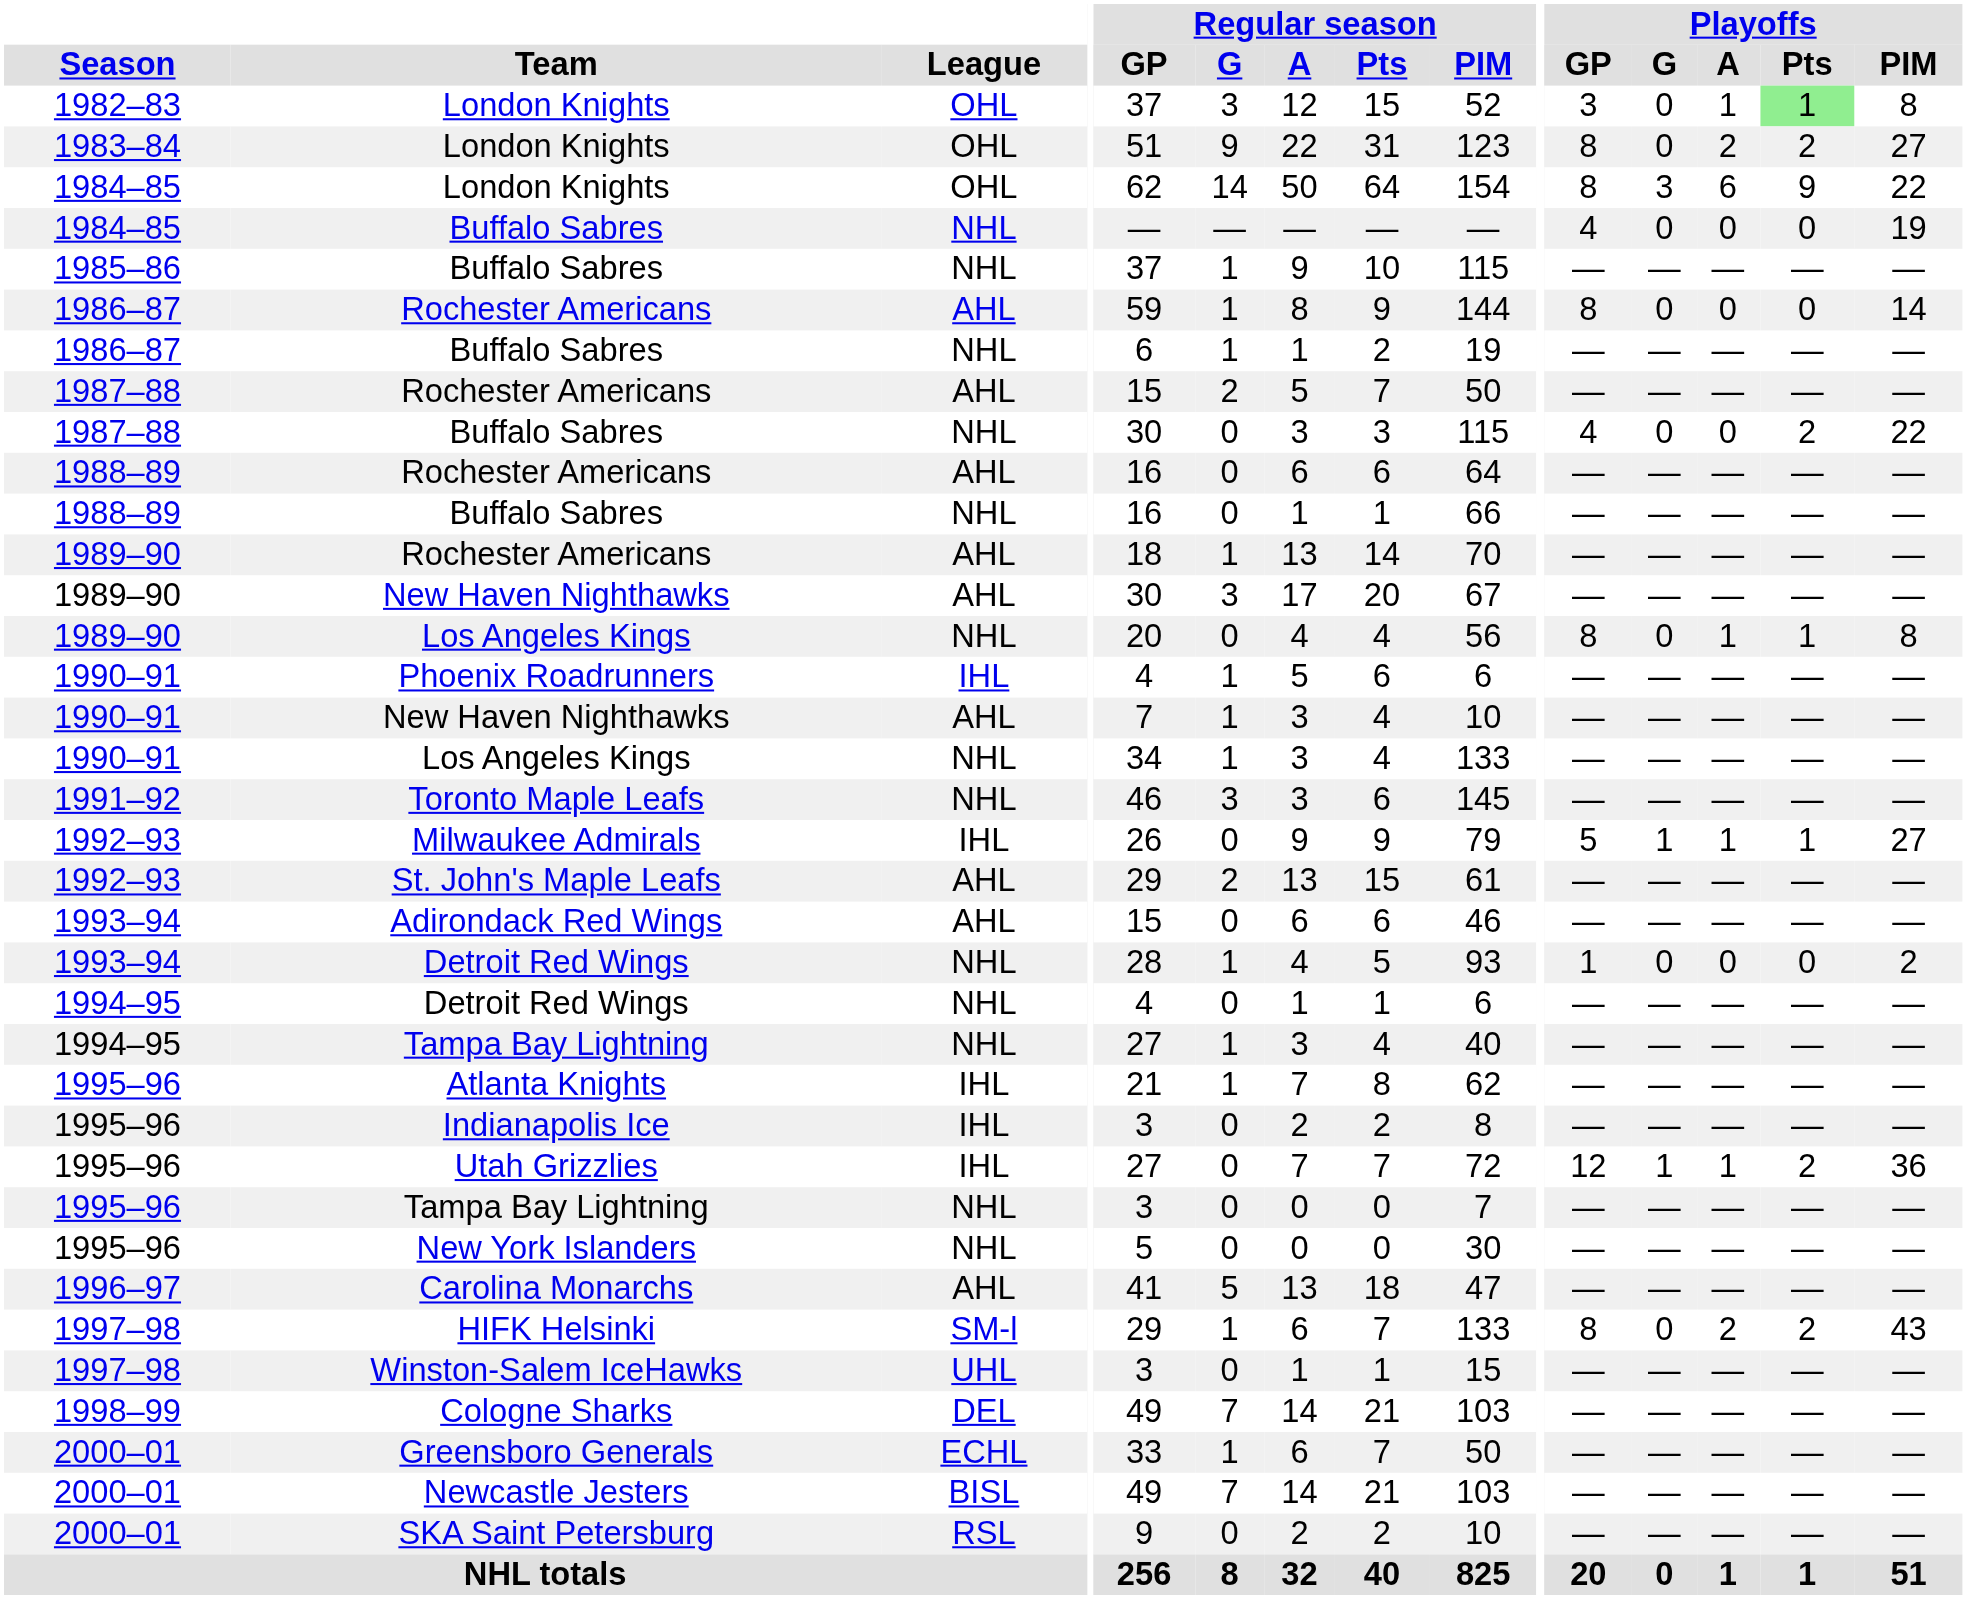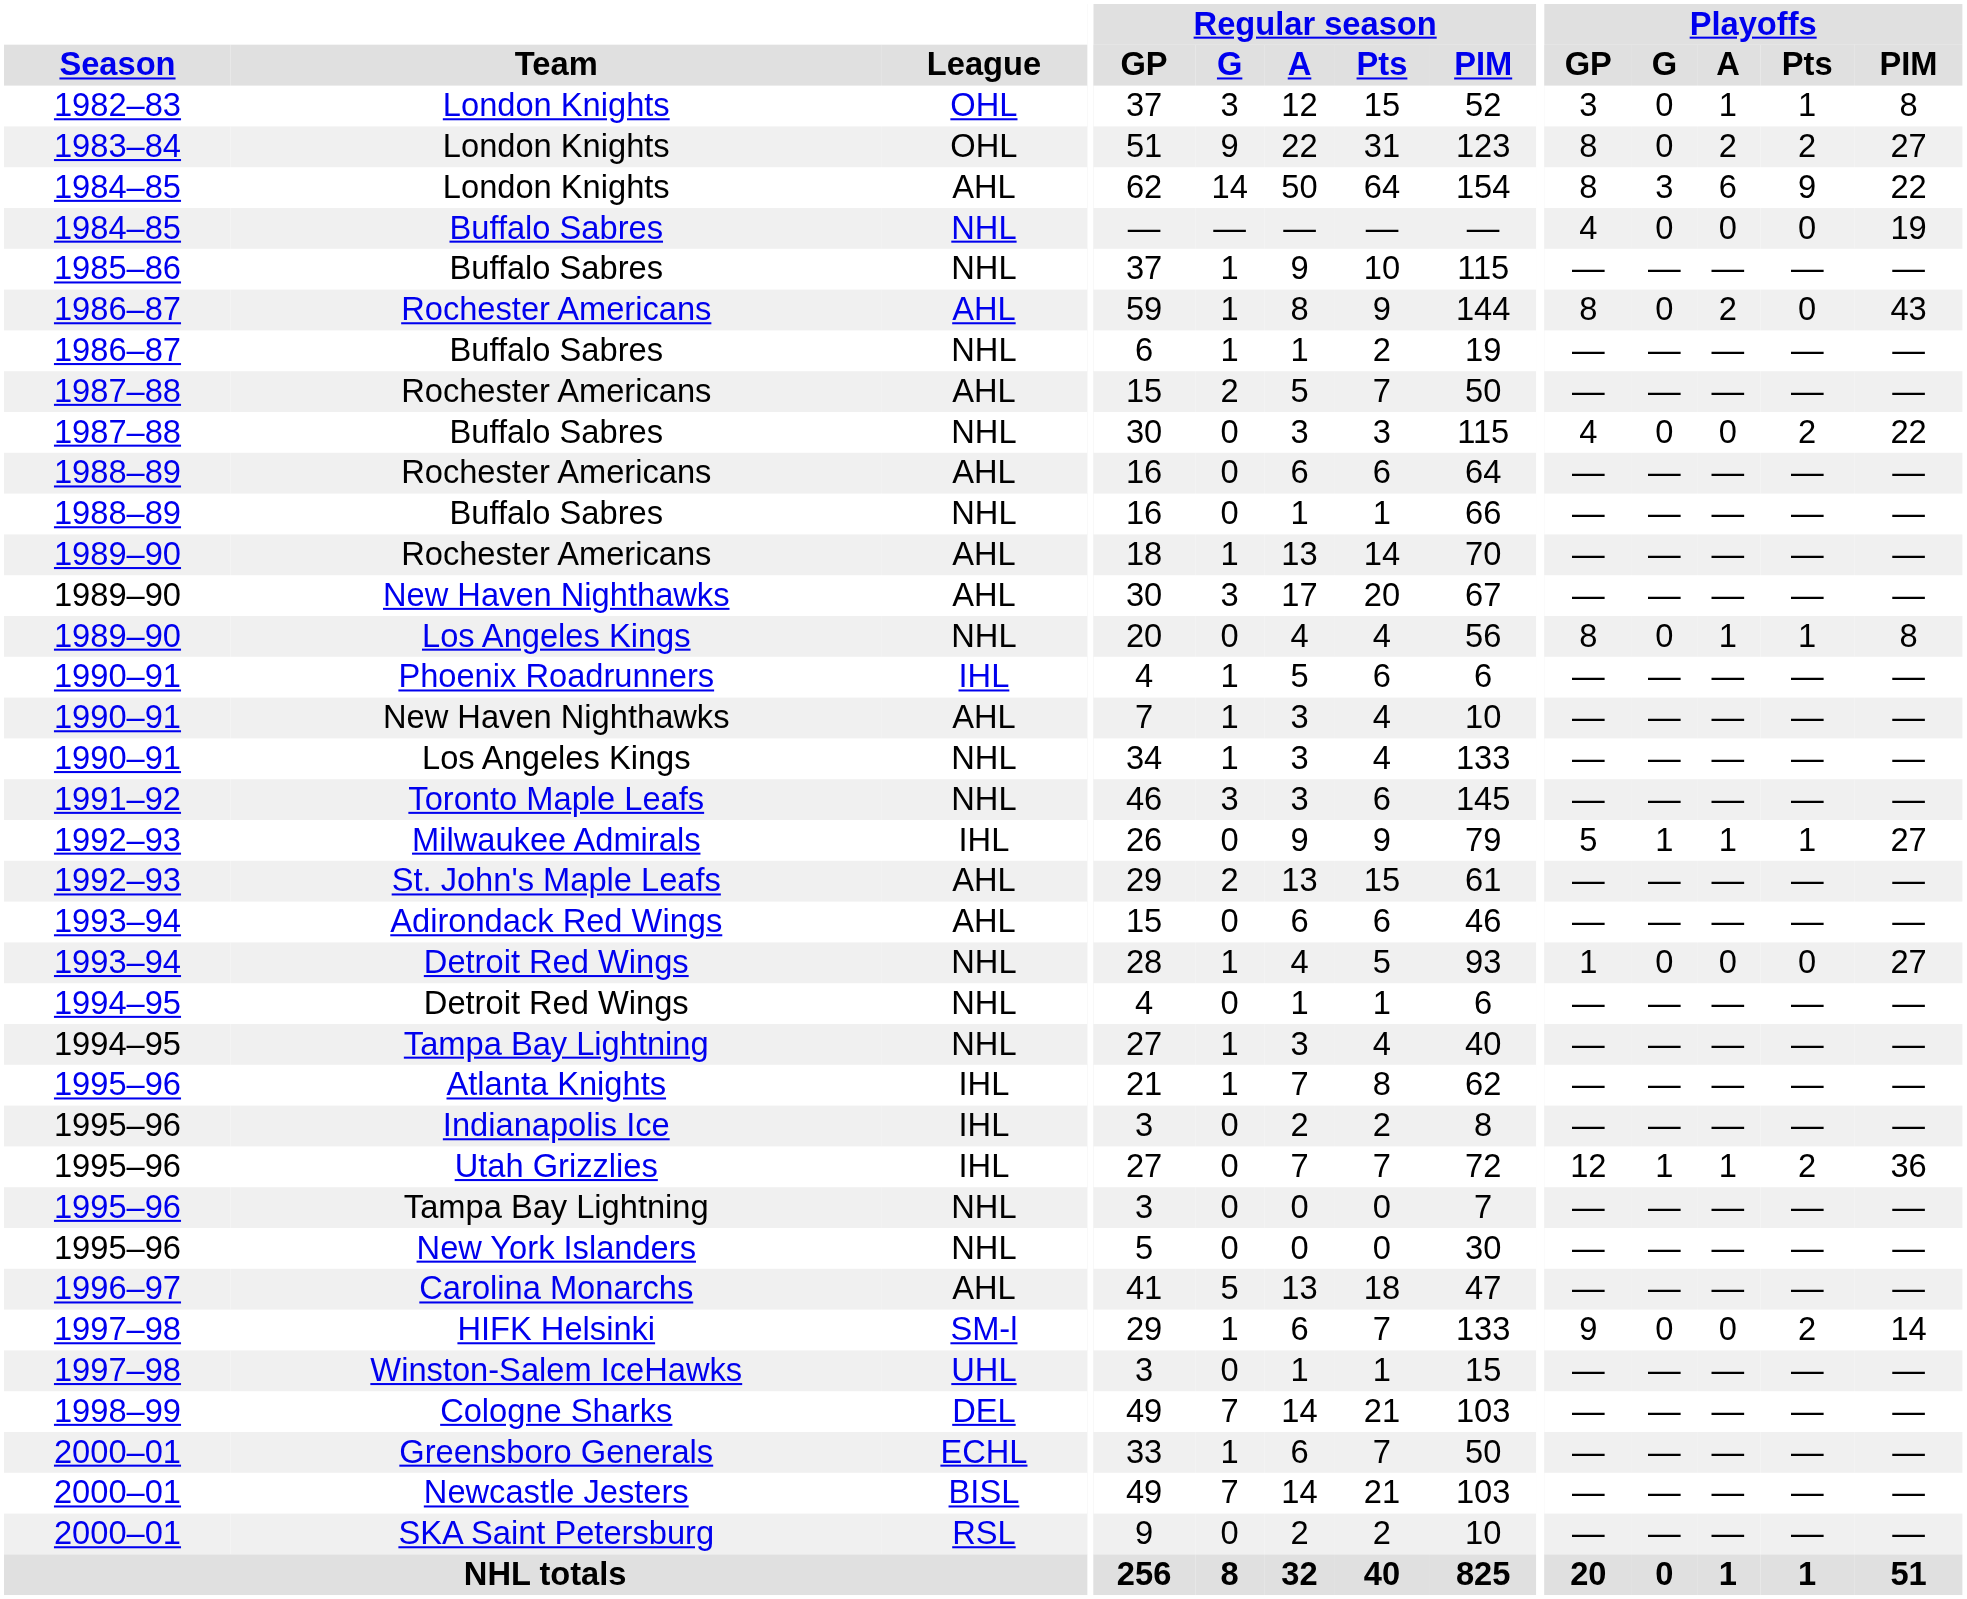(1807, 105) lightgreen background -> (1807, 105) no background
(984, 187) OHL -> (984, 187) AHL
(1728, 309) 0 -> (1728, 309) 2
(1909, 309) 14 -> (1909, 309) 43
(1909, 962) 2 -> (1909, 962) 27
(1588, 1329) 8 -> (1588, 1329) 9
(1728, 1329) 2 -> (1728, 1329) 0
(1909, 1329) 43 -> (1909, 1329) 14
